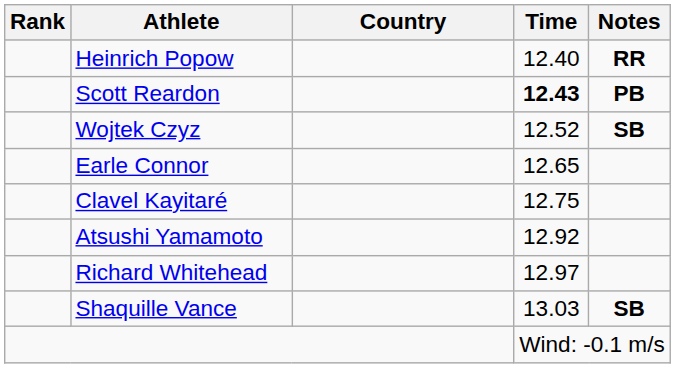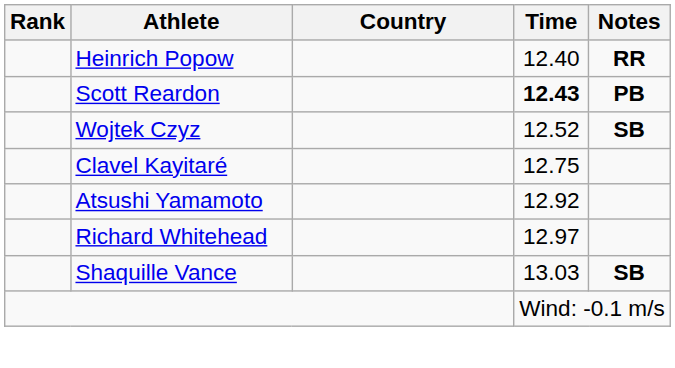- row: (142, 165)
